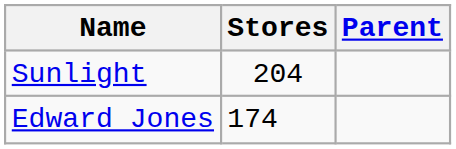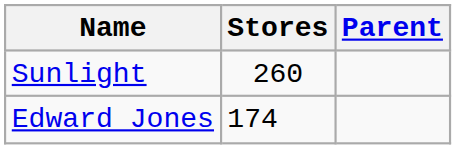(278, 74) 204 -> (278, 74) 260
